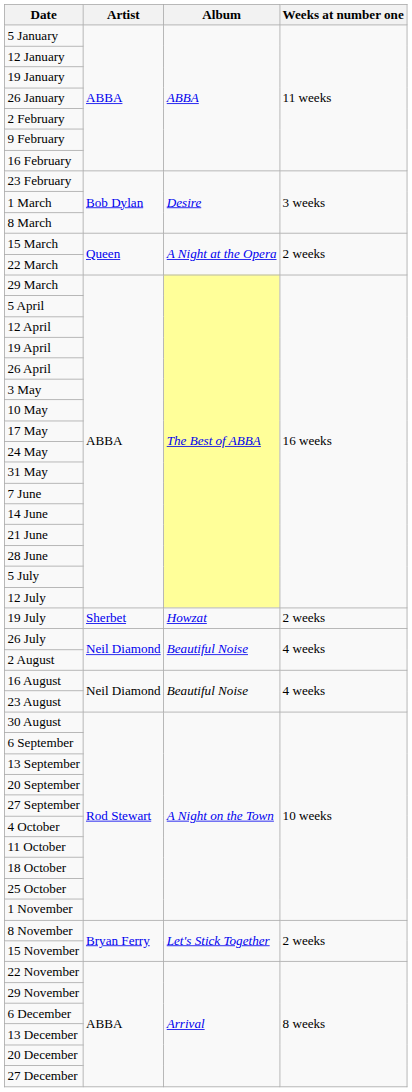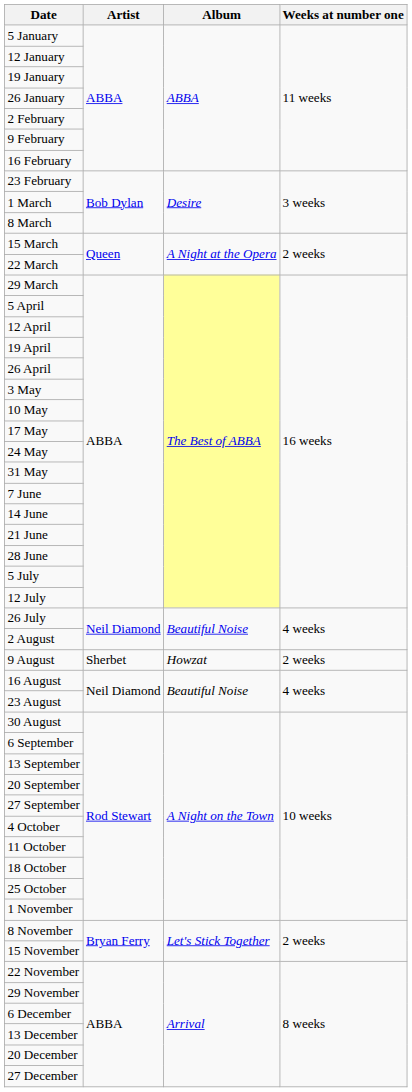- row: (27, 618)
+ row: (31, 659)
